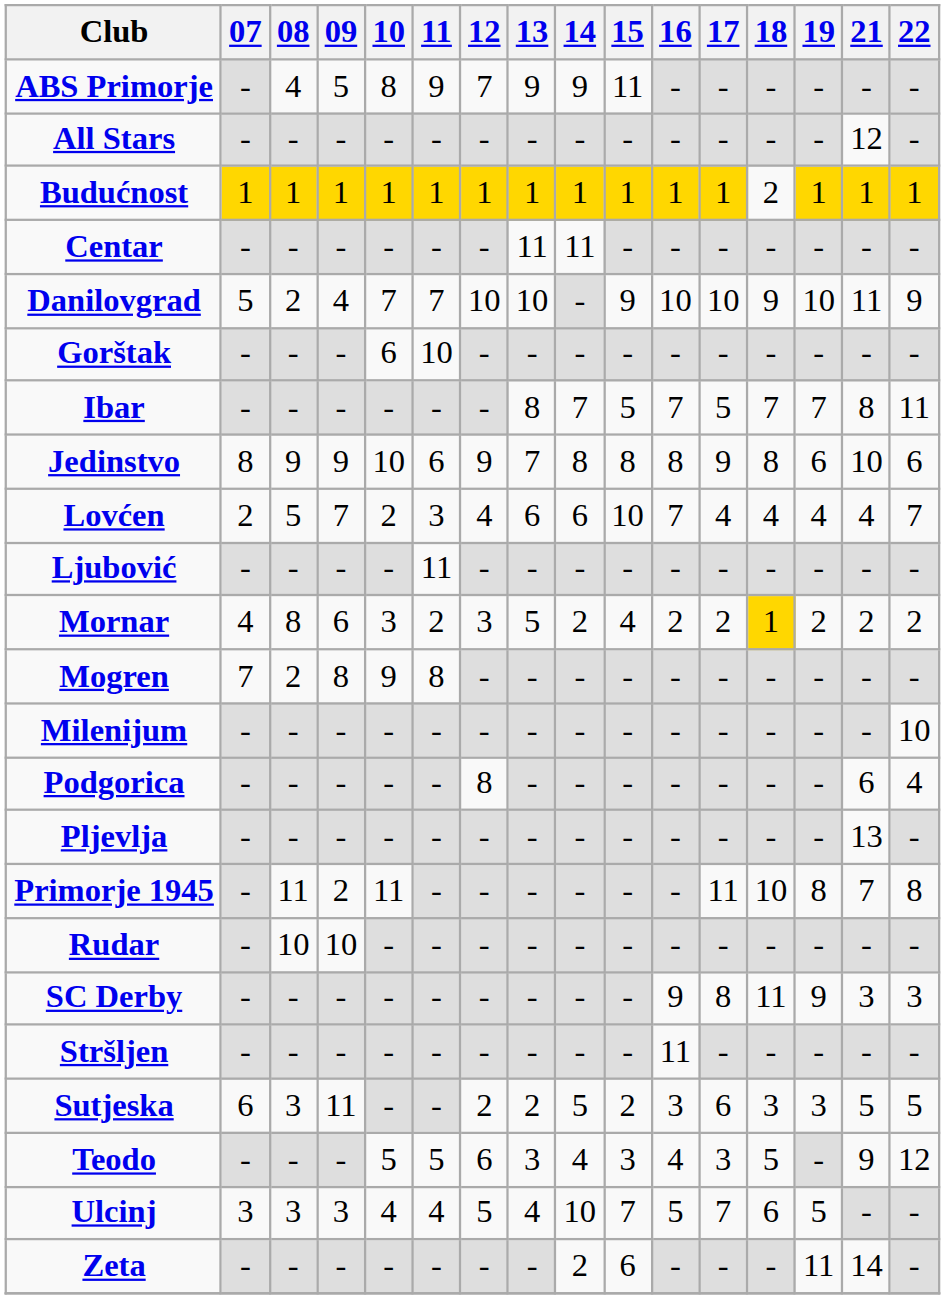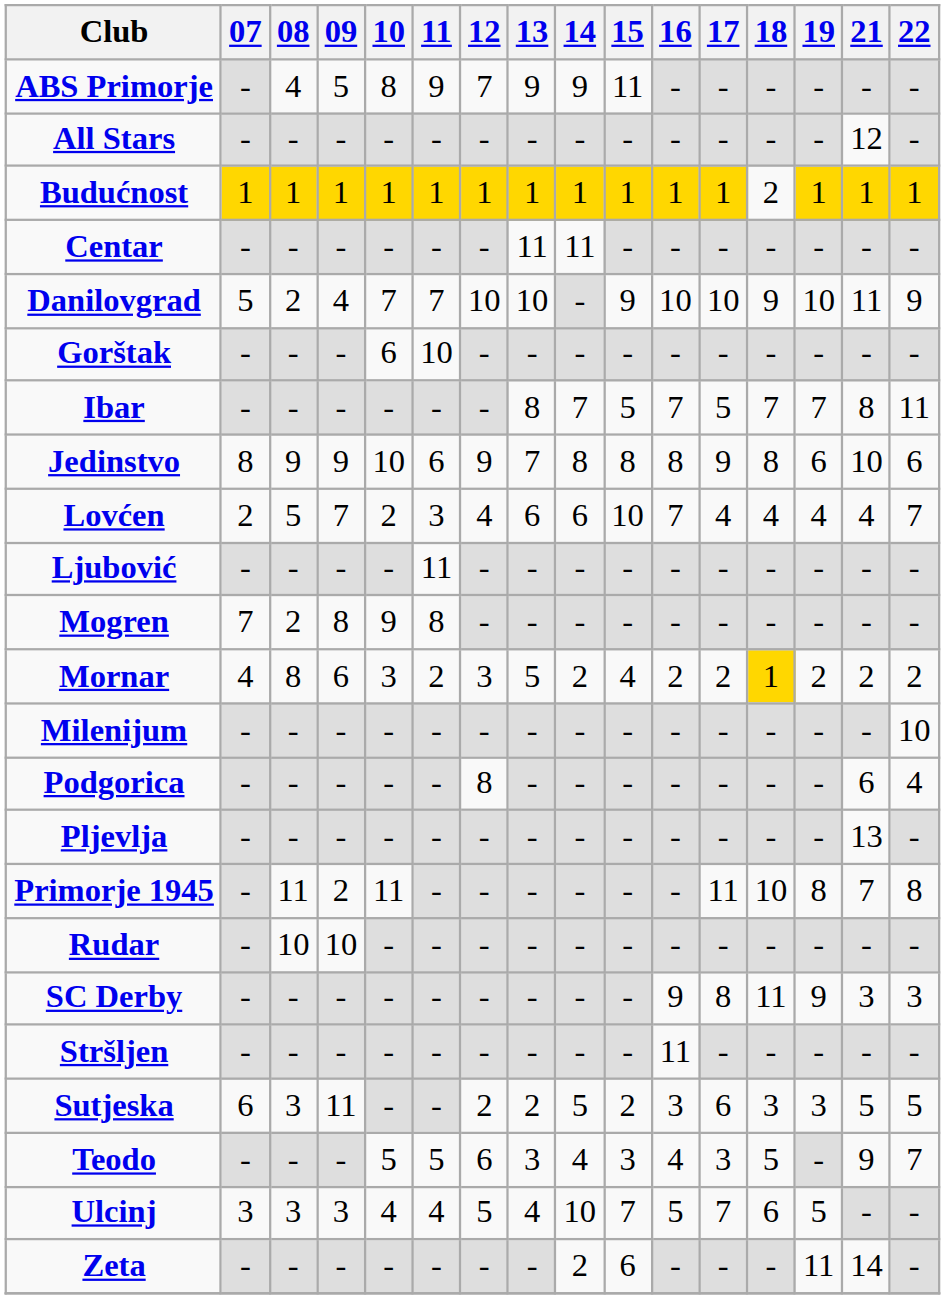rows swapped: (114, 622) <-> (114, 675)
(914, 1158) 12 -> (914, 1158) 7
